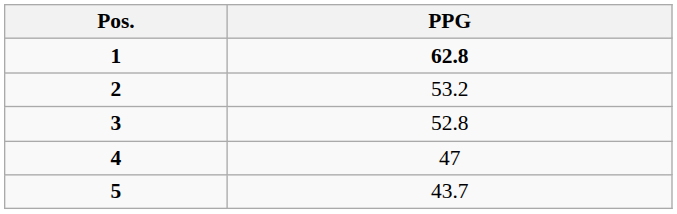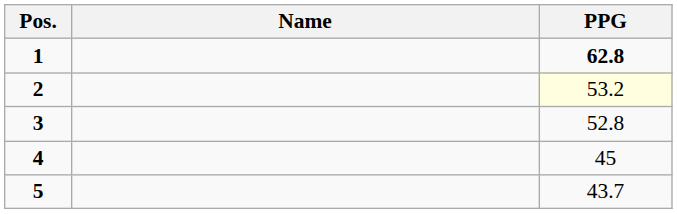+ column: (305, 21)
(450, 89) no background -> (605, 89) lightyellow background
(450, 157) 47 -> (605, 157) 45
